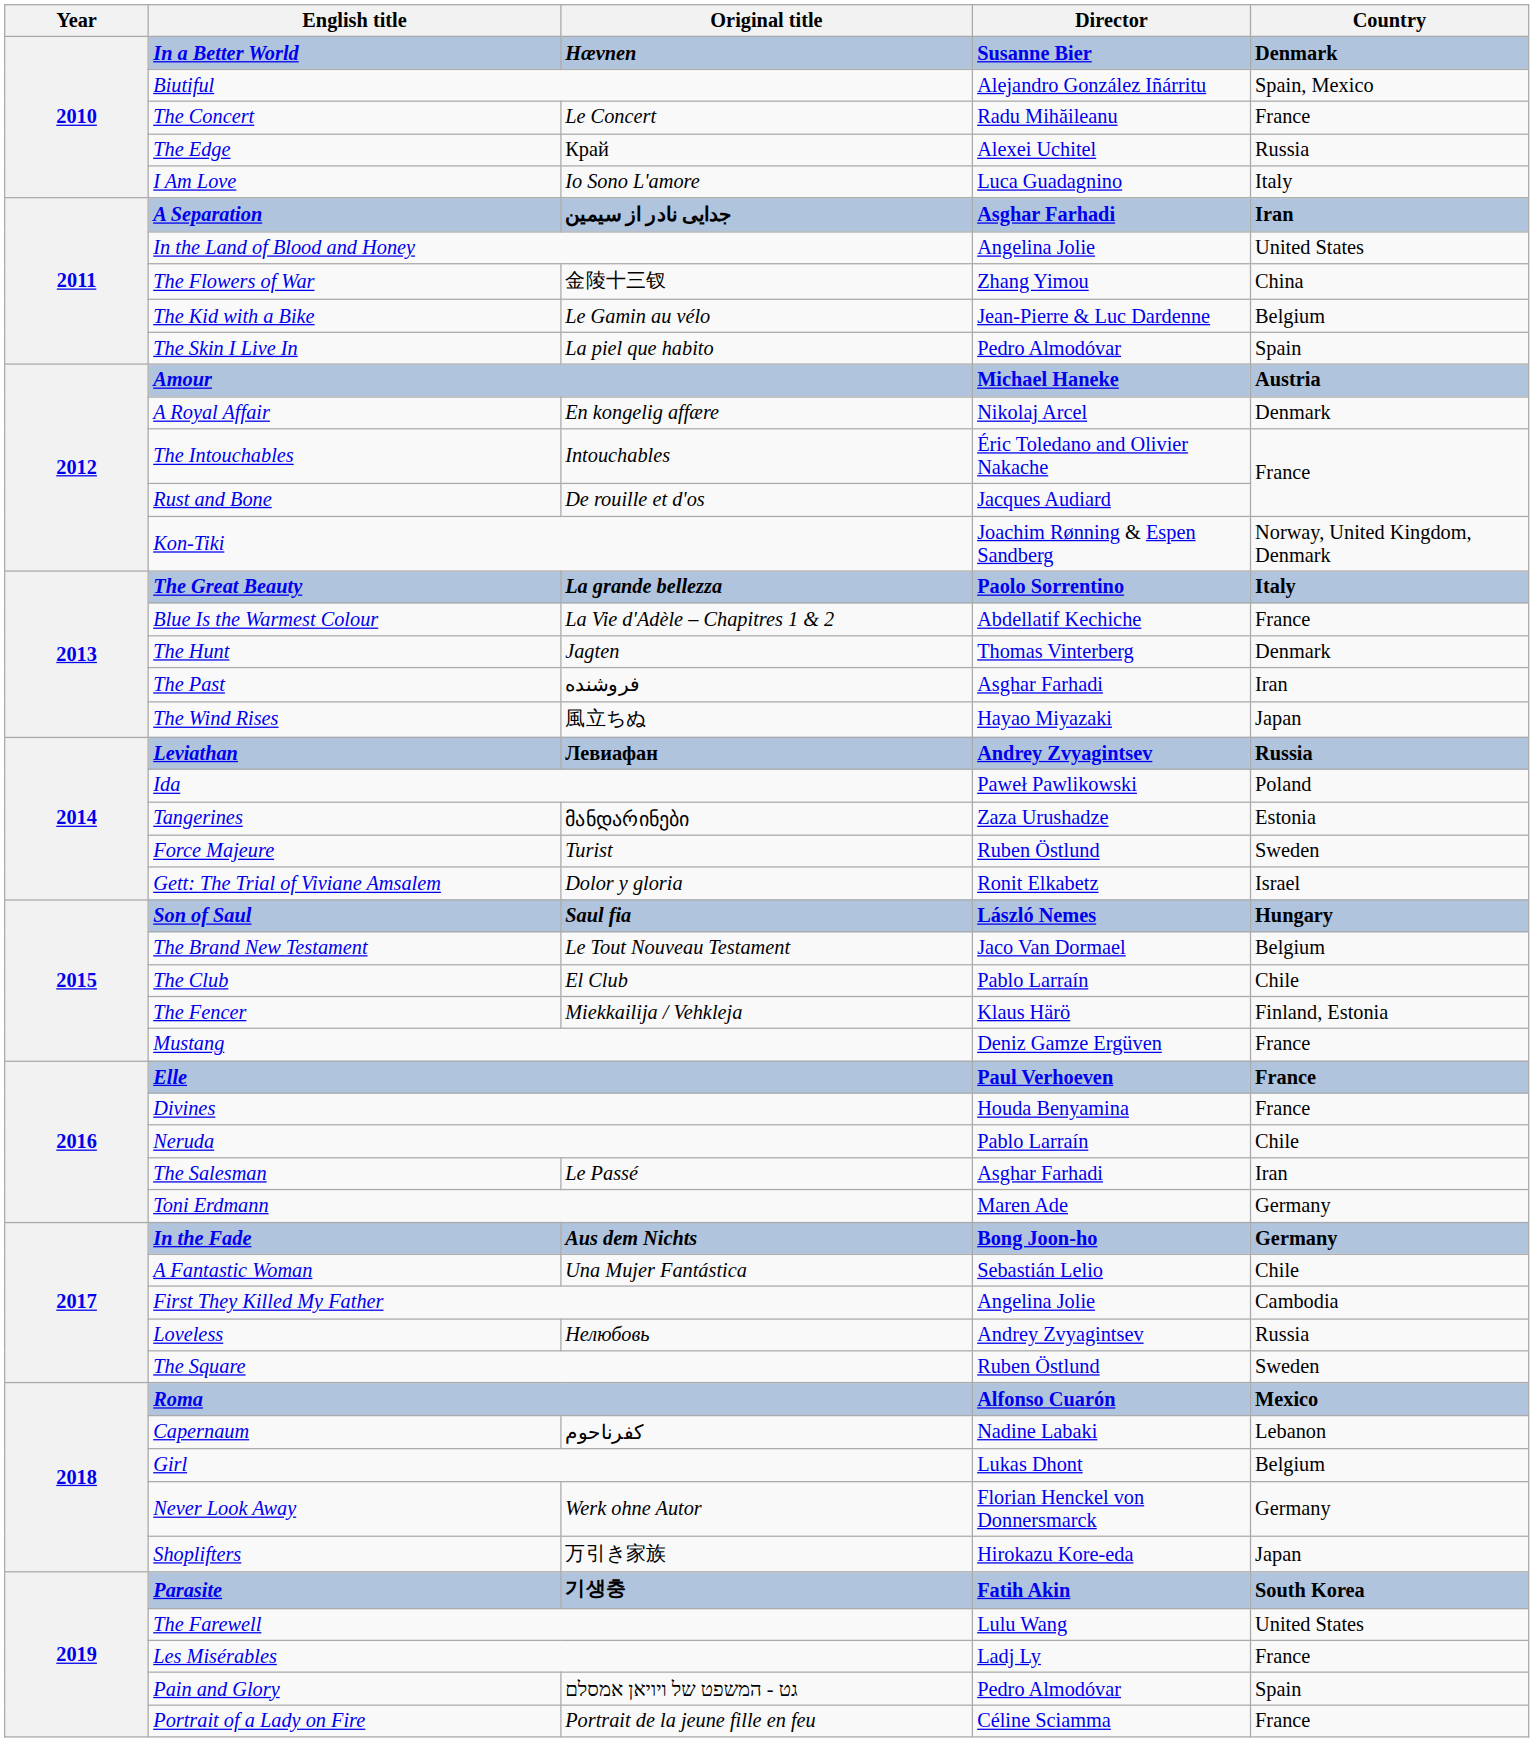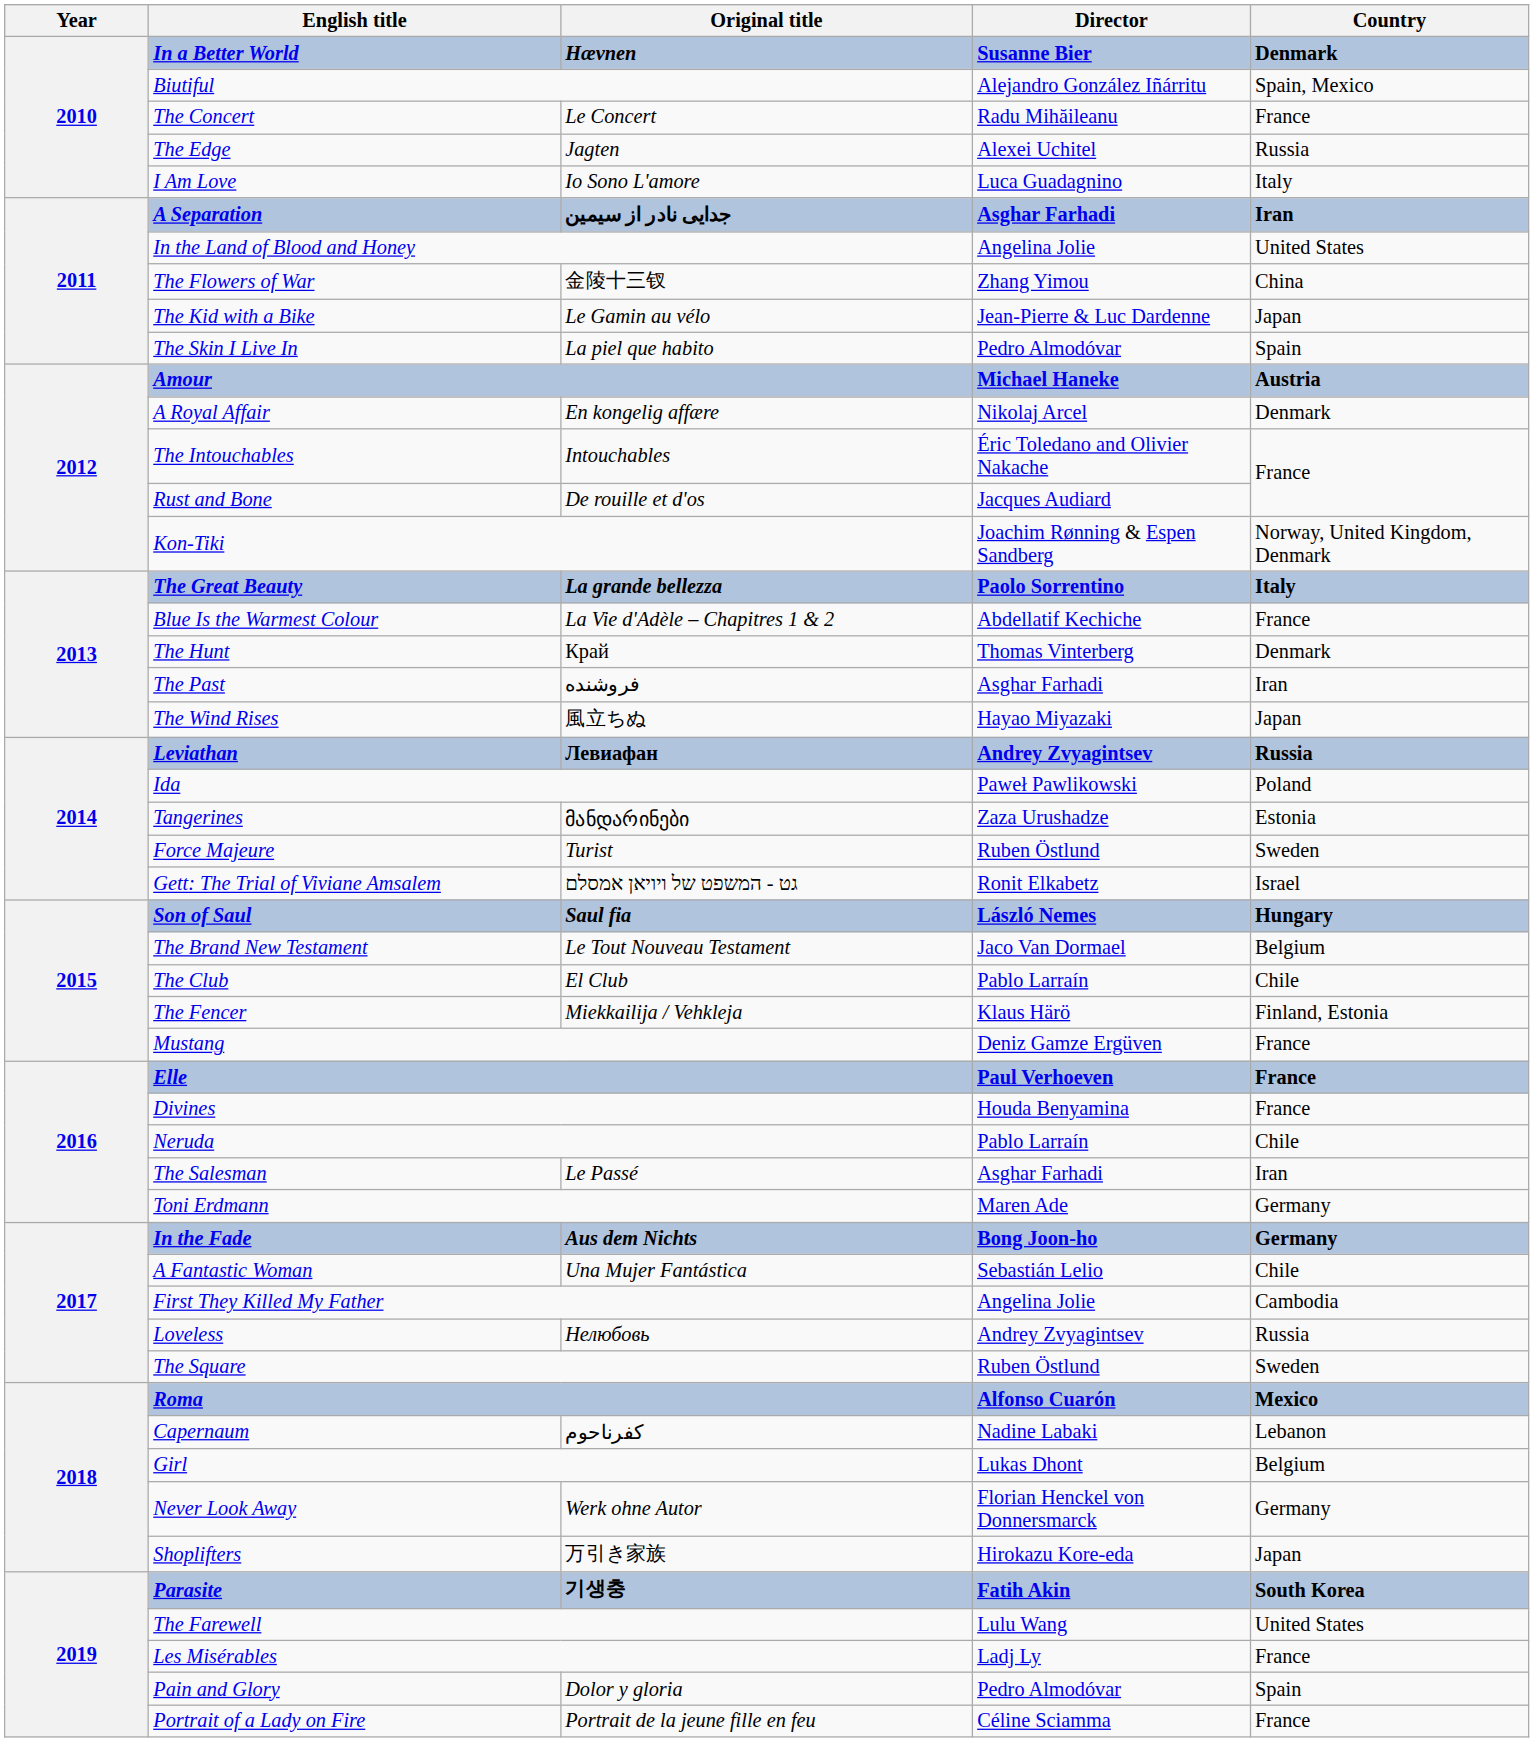(587, 149) Край -> (592, 149) Jagten
(1290, 315) Belgium -> (1278, 315) Japan
(592, 651) Jagten -> (587, 651) Край
(624, 883) Dolor y gloria -> (681, 883) גט - המשפט של ויויאן אמסלם
(681, 1688) גט - המשפט של ויויאן אמסלם -> (624, 1688) Dolor y gloria
